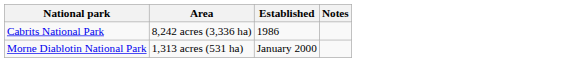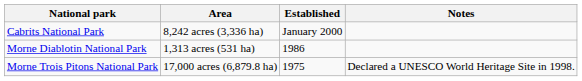(268, 31) 1986 -> (312, 31) January 2000
(287, 48) January 2000 -> (294, 48) 1986
+ row: (83, 66)
